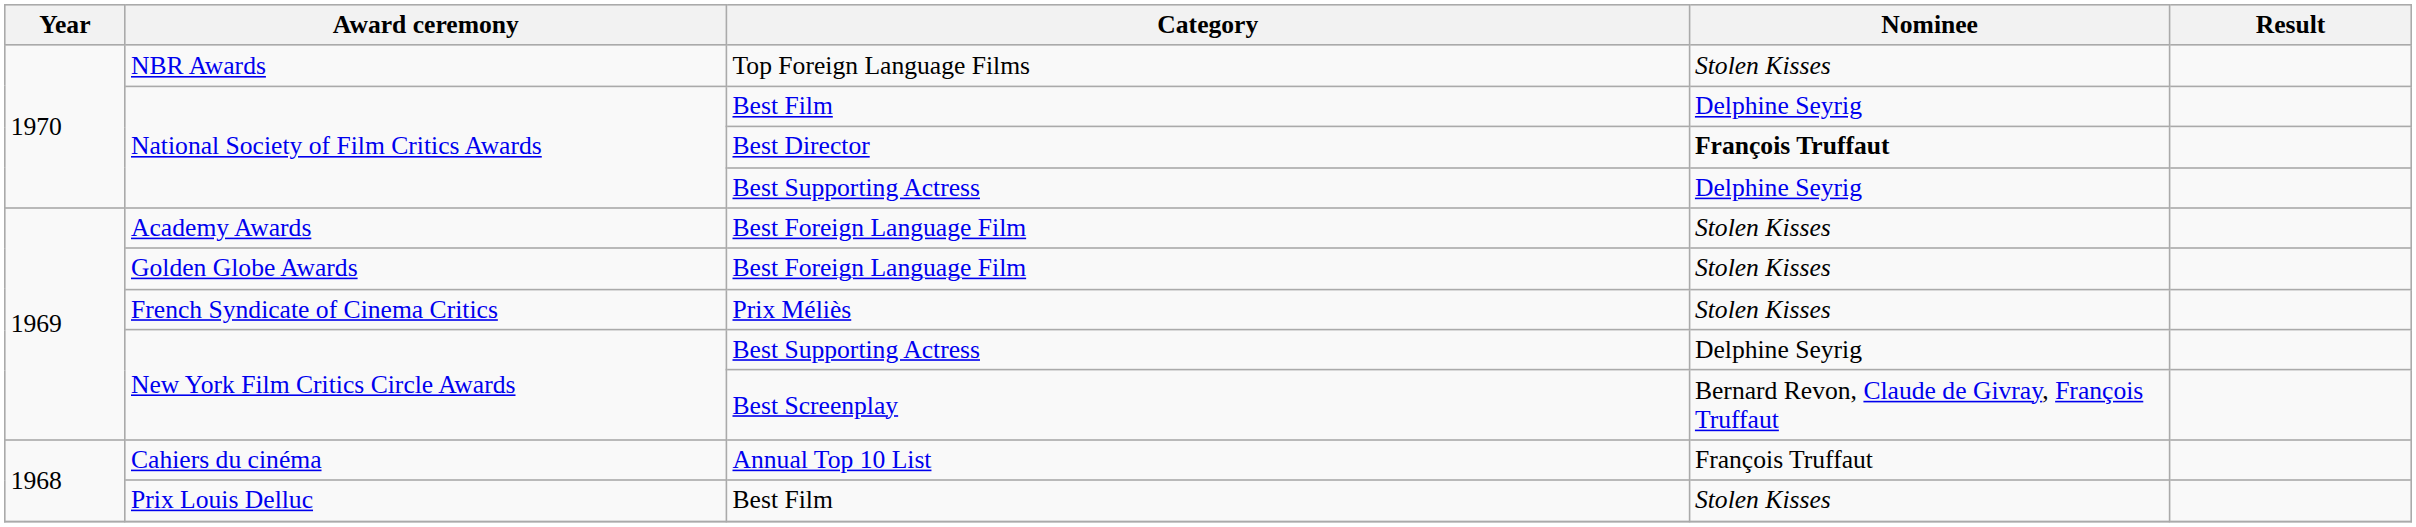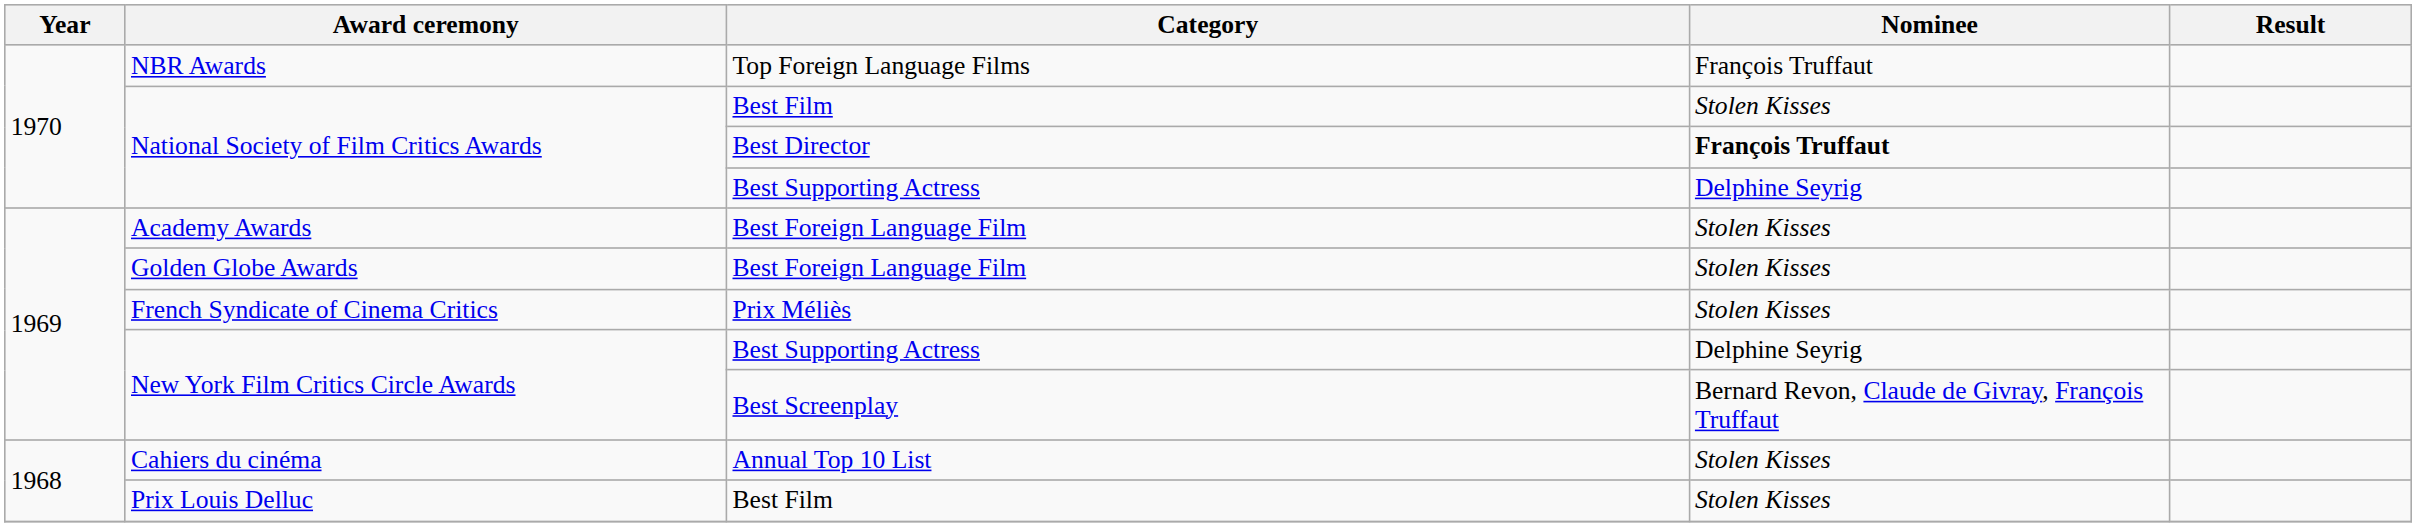(1763, 65) Stolen Kisses -> (1784, 65) François Truffaut
(1778, 106) Delphine Seyrig -> (1763, 106) Stolen Kisses
(1784, 459) François Truffaut -> (1763, 459) Stolen Kisses
